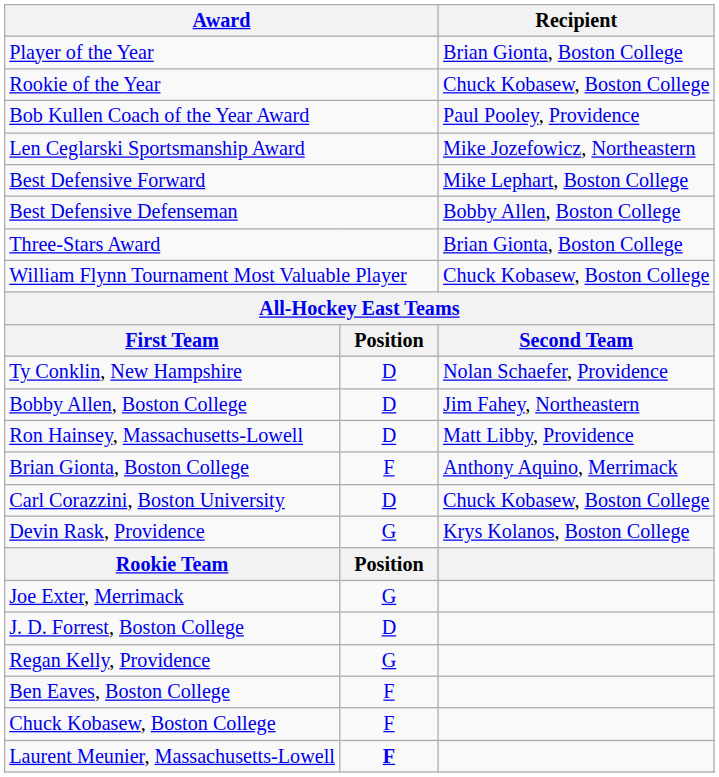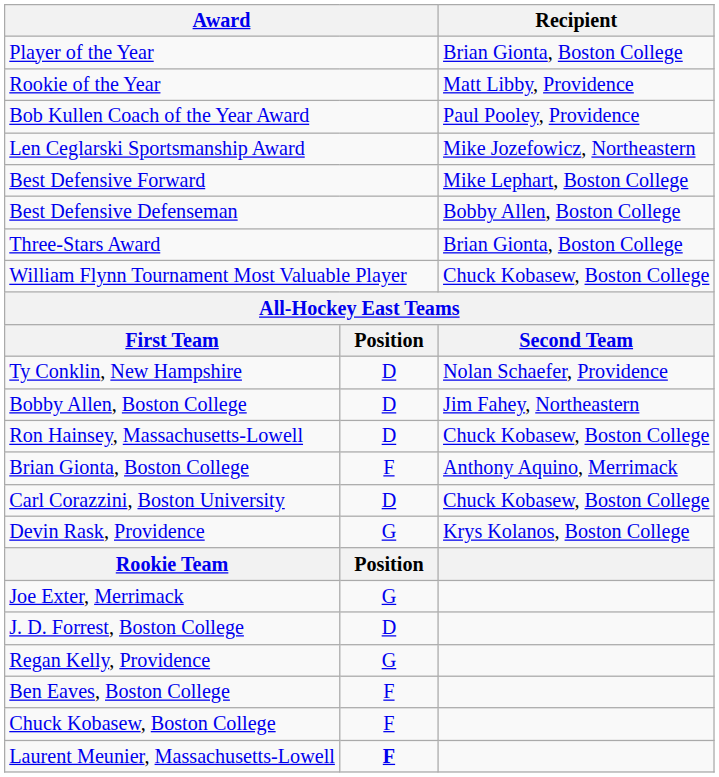(576, 84) Chuck Kobasew, Boston College -> (538, 84) Matt Libby, Providence
(538, 436) Matt Libby, Providence -> (576, 436) Chuck Kobasew, Boston College
